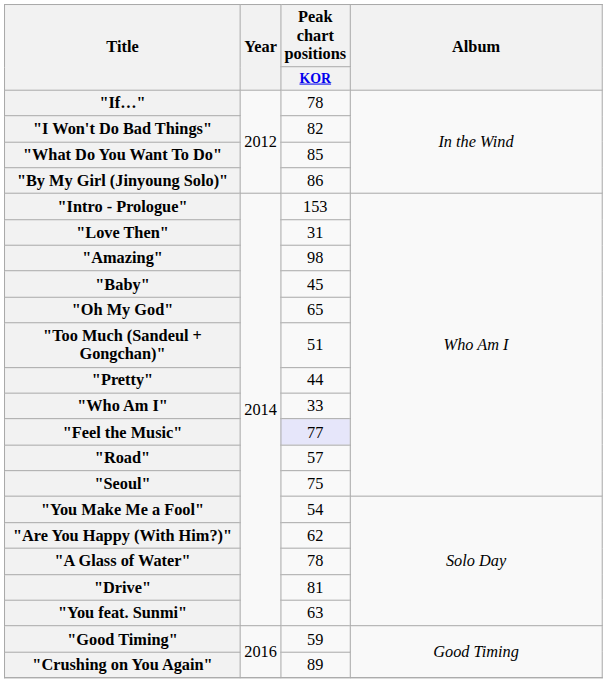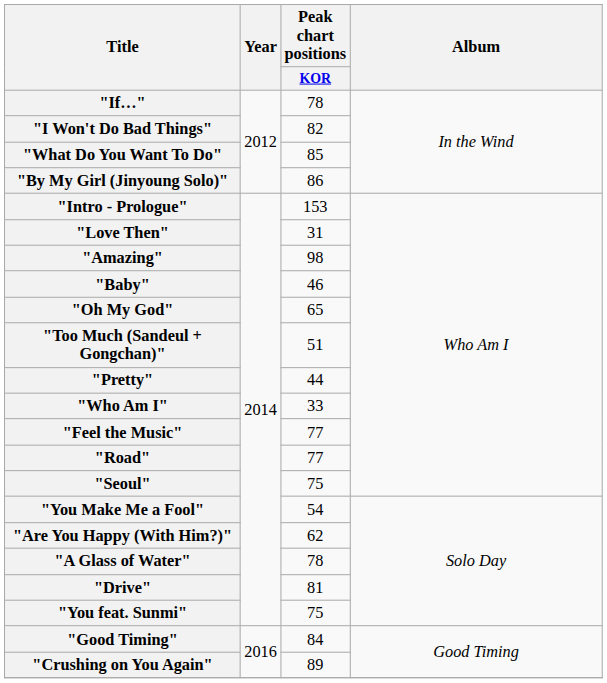(315, 284) 45 -> (315, 284) 46
(315, 431) lavender background -> (315, 431) no background
(315, 457) 57 -> (315, 457) 77
(315, 613) 63 -> (315, 613) 75
(315, 638) 59 -> (315, 638) 84
